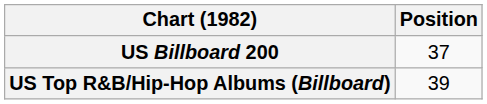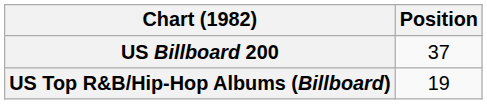(439, 83) 39 -> (439, 83) 19
